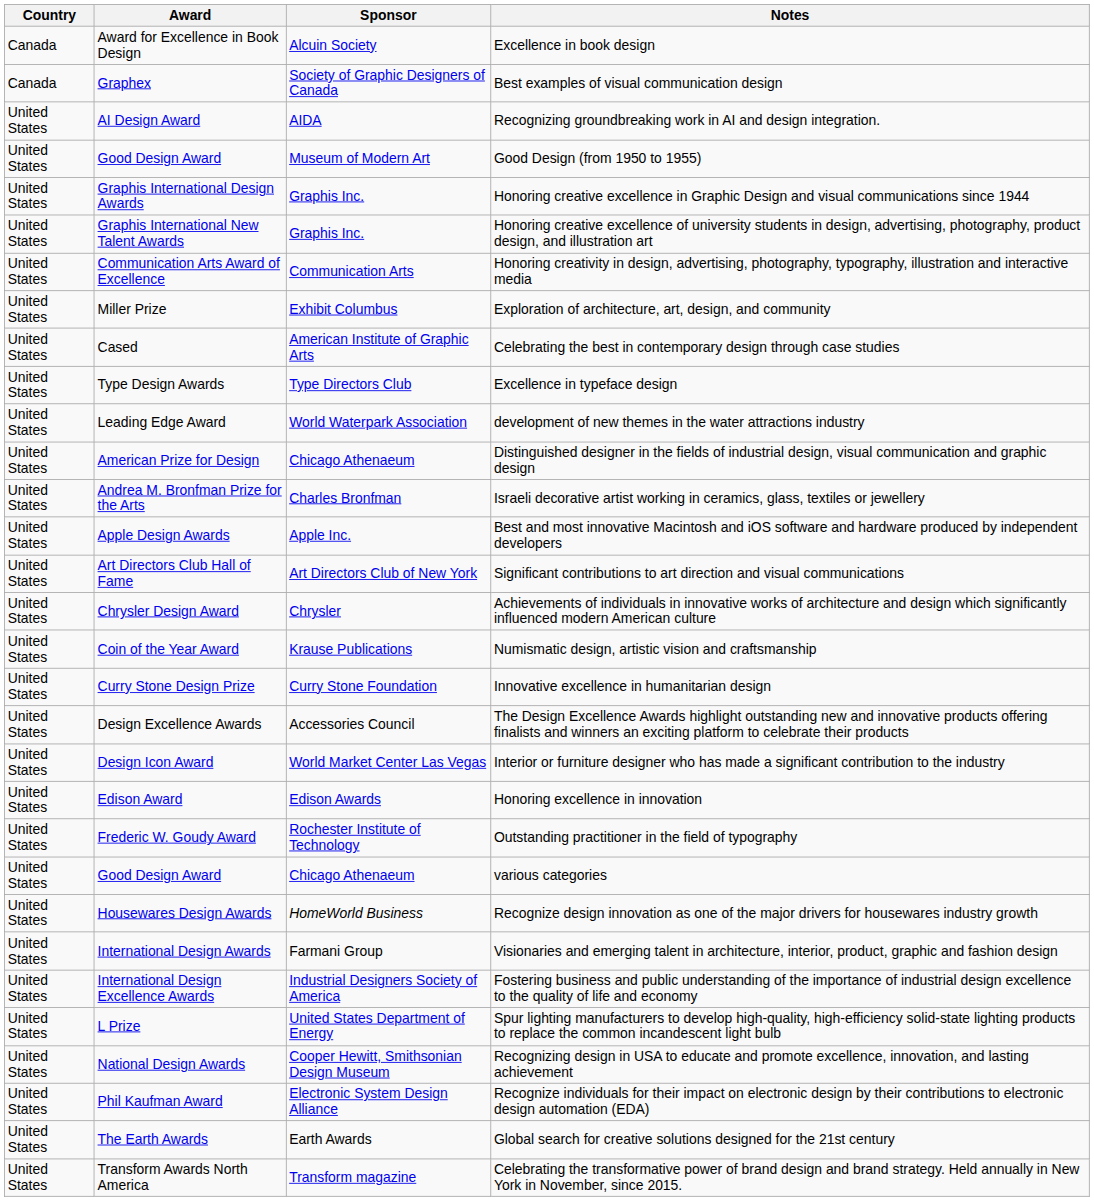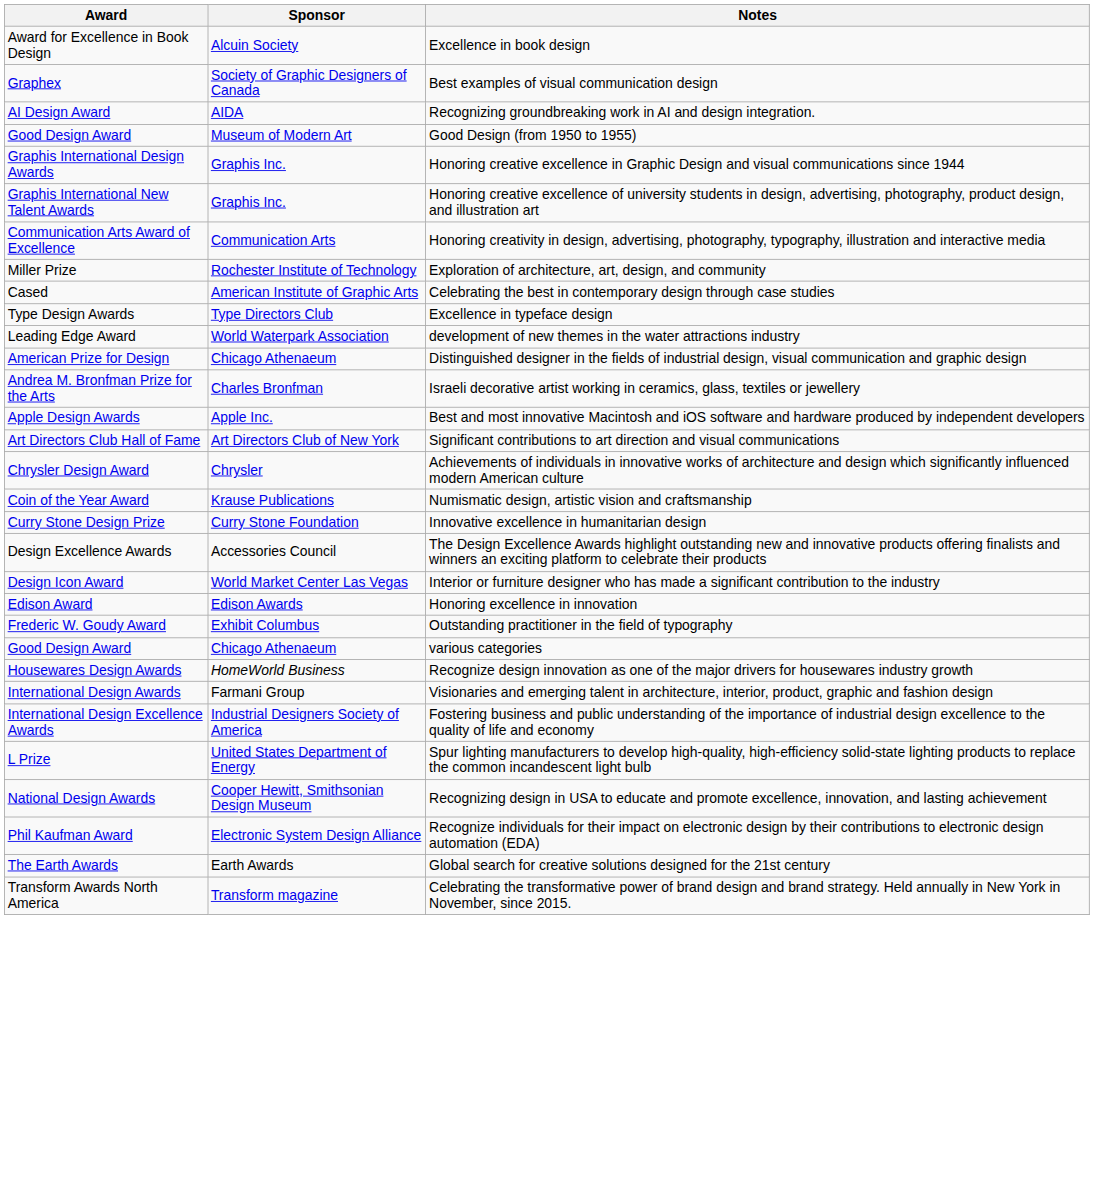- column: (49, 15)
(343, 309) Exhibit Columbus -> (314, 270) Rochester Institute of Technology
(355, 837) Rochester Institute of Technology -> (265, 626) Exhibit Columbus
